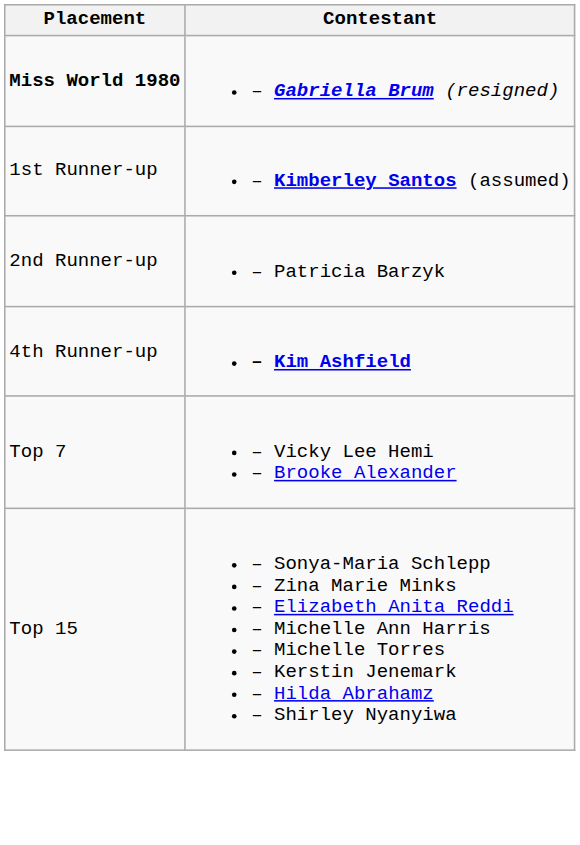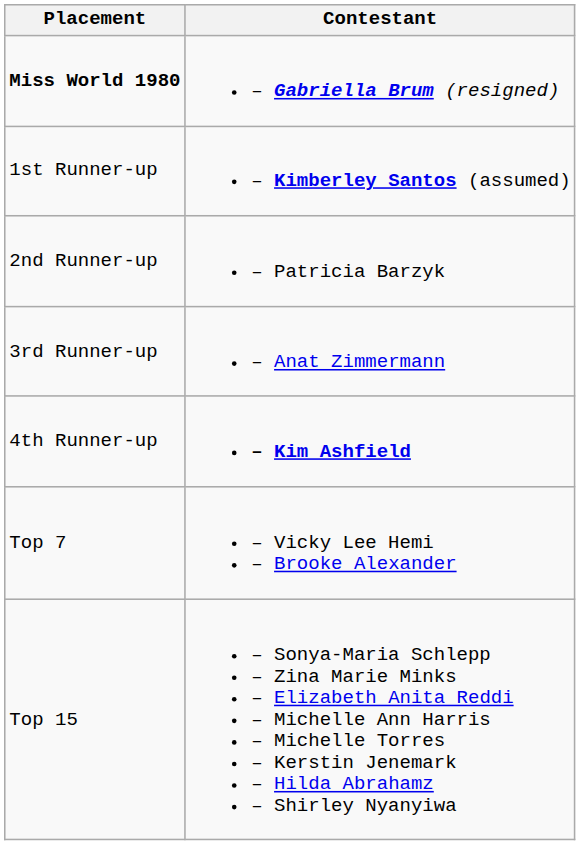+ row: (84, 352)
